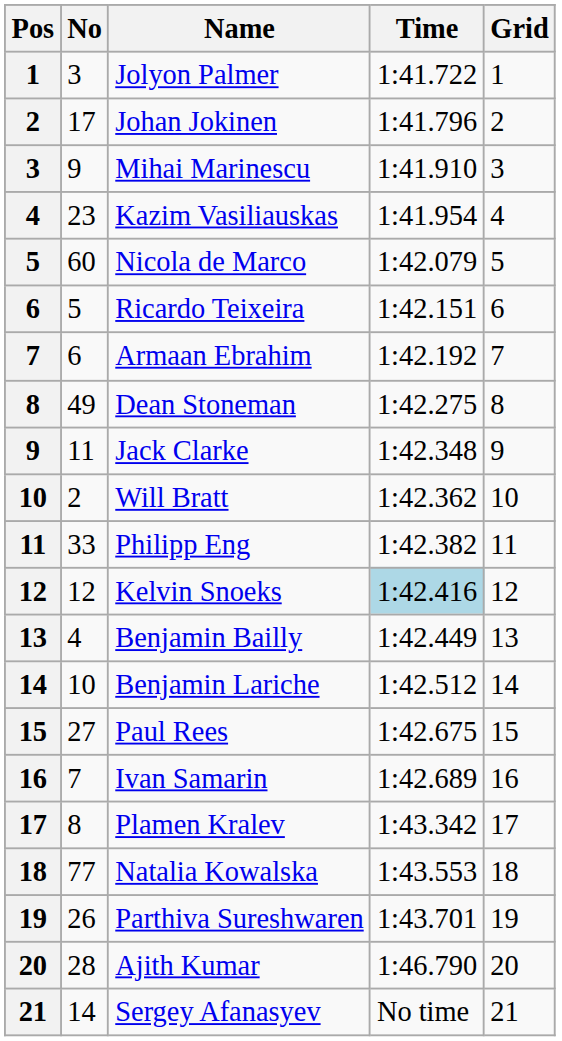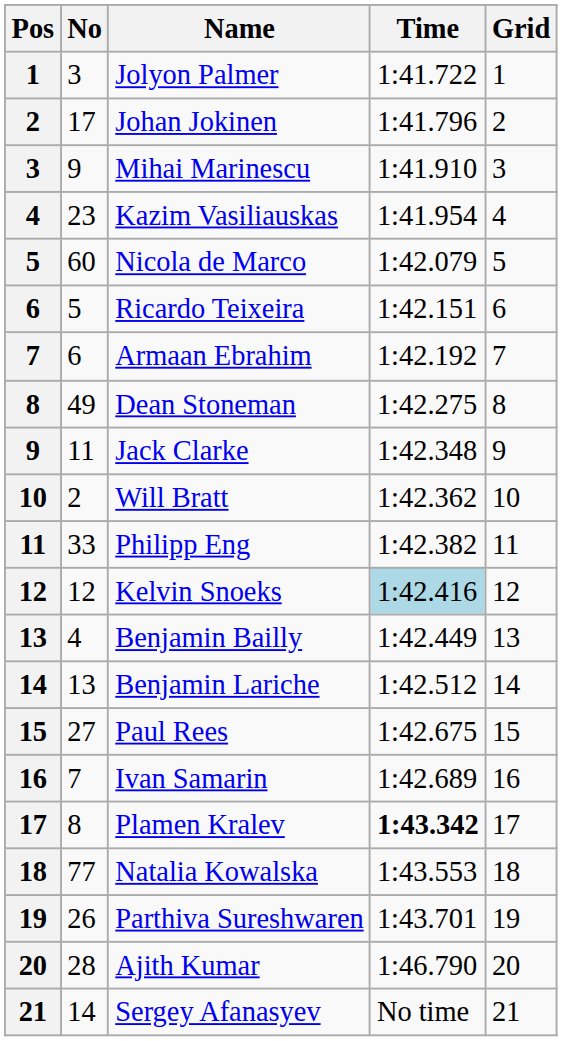(82, 684) 10 -> (82, 684) 13
(427, 824) normal -> (428, 824) bold
